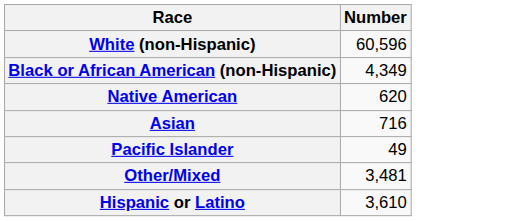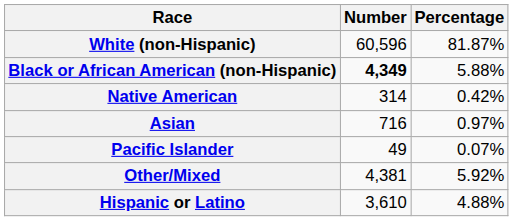+ column: (459, 17)
(386, 70) normal -> (386, 70) bold
(393, 96) 620 -> (393, 96) 314
(386, 176) 3,481 -> (386, 176) 4,381
